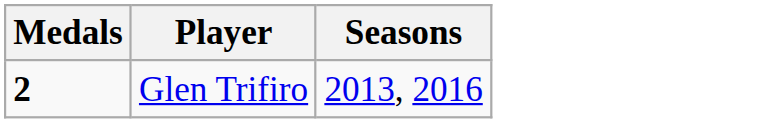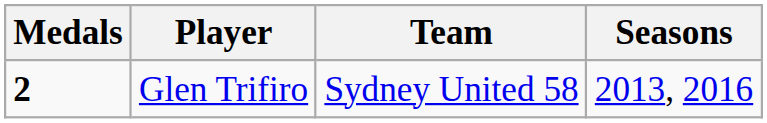+ column: (451, 32)
